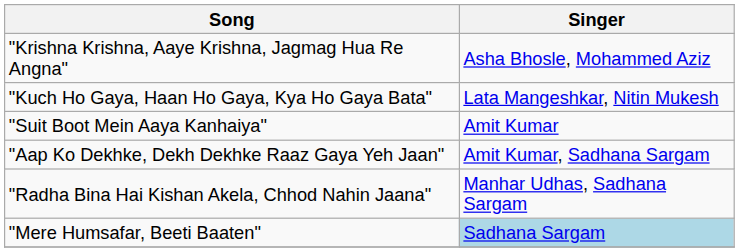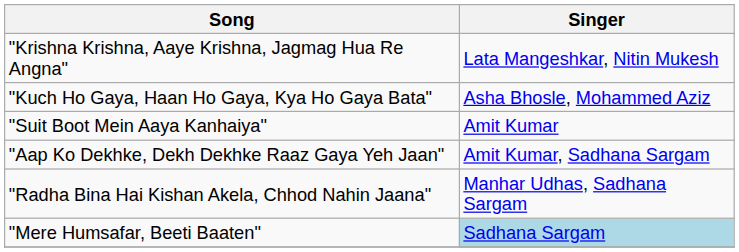(587, 58) Asha Bhosle, Mohammed Aziz -> (591, 58) Lata Mangeshkar, Nitin Mukesh
(591, 97) Lata Mangeshkar, Nitin Mukesh -> (587, 97) Asha Bhosle, Mohammed Aziz
